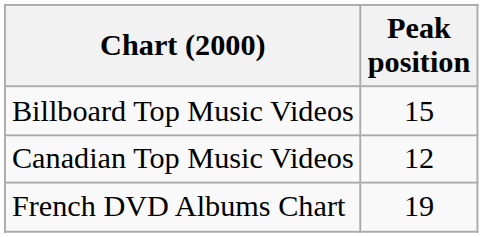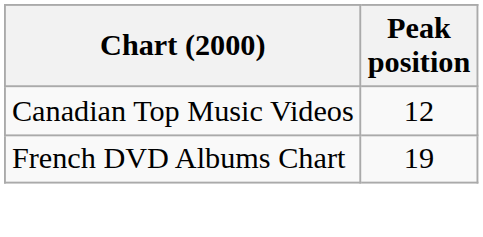- row: (183, 110)
